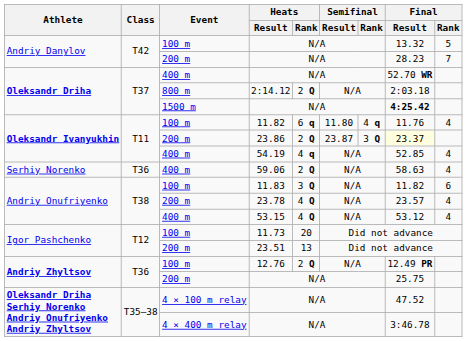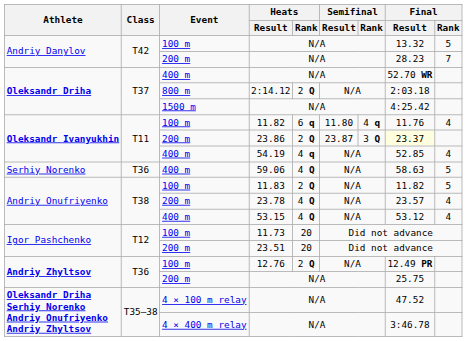(410, 106) bold -> (410, 106) normal
(306, 169) 2 Q -> (306, 169) 4 Q
(448, 169) 4 -> (448, 169) 5
(306, 185) 3 Q -> (306, 185) 2 Q
(448, 185) 6 -> (448, 185) 5
(306, 248) 13 -> (306, 248) 20
